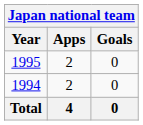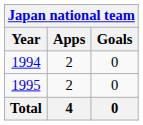rows swapped: (26, 85) <-> (26, 62)
